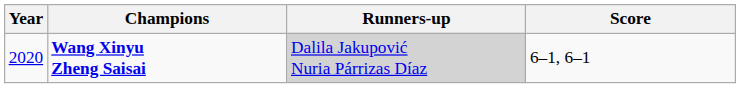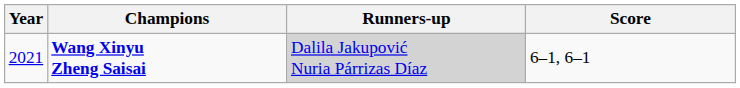(26, 57) 2020 -> (26, 57) 2021
